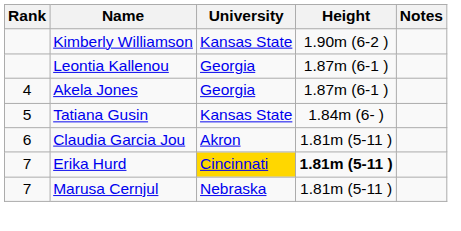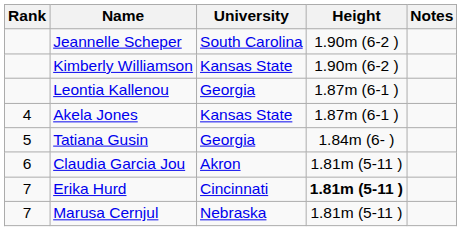+ row: (117, 41)
(228, 90) Georgia -> (246, 115) Kansas State
(246, 115) Kansas State -> (228, 139) Georgia
(234, 164) gold background -> (234, 189) no background
